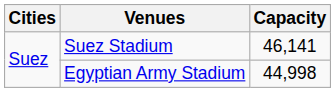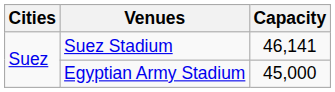(290, 73) 44,998 -> (290, 73) 45,000
